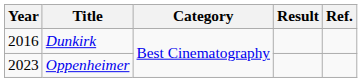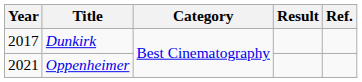(23, 41) 2016 -> (23, 41) 2017
(23, 65) 2023 -> (23, 65) 2021
